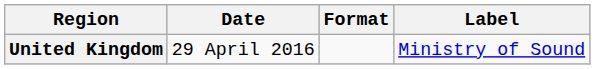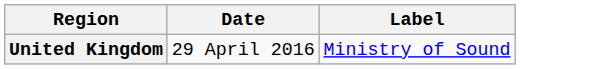- column: (357, 20)
